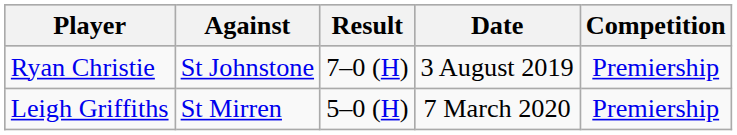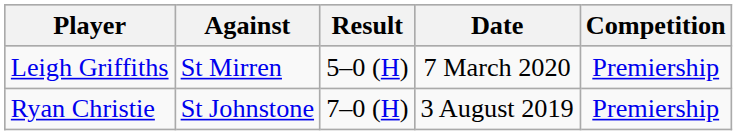rows swapped: (83, 66) <-> (90, 108)
